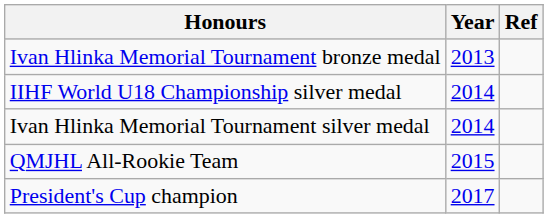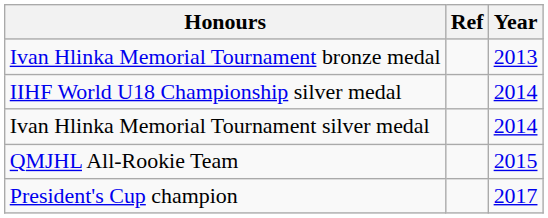columns swapped: (473, 21) <-> (521, 21)
